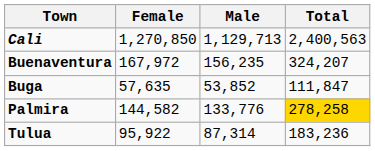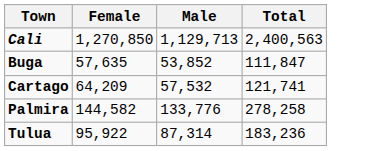- row: (60, 63)
+ row: (38, 87)
(319, 110) gold background -> (275, 110) no background
